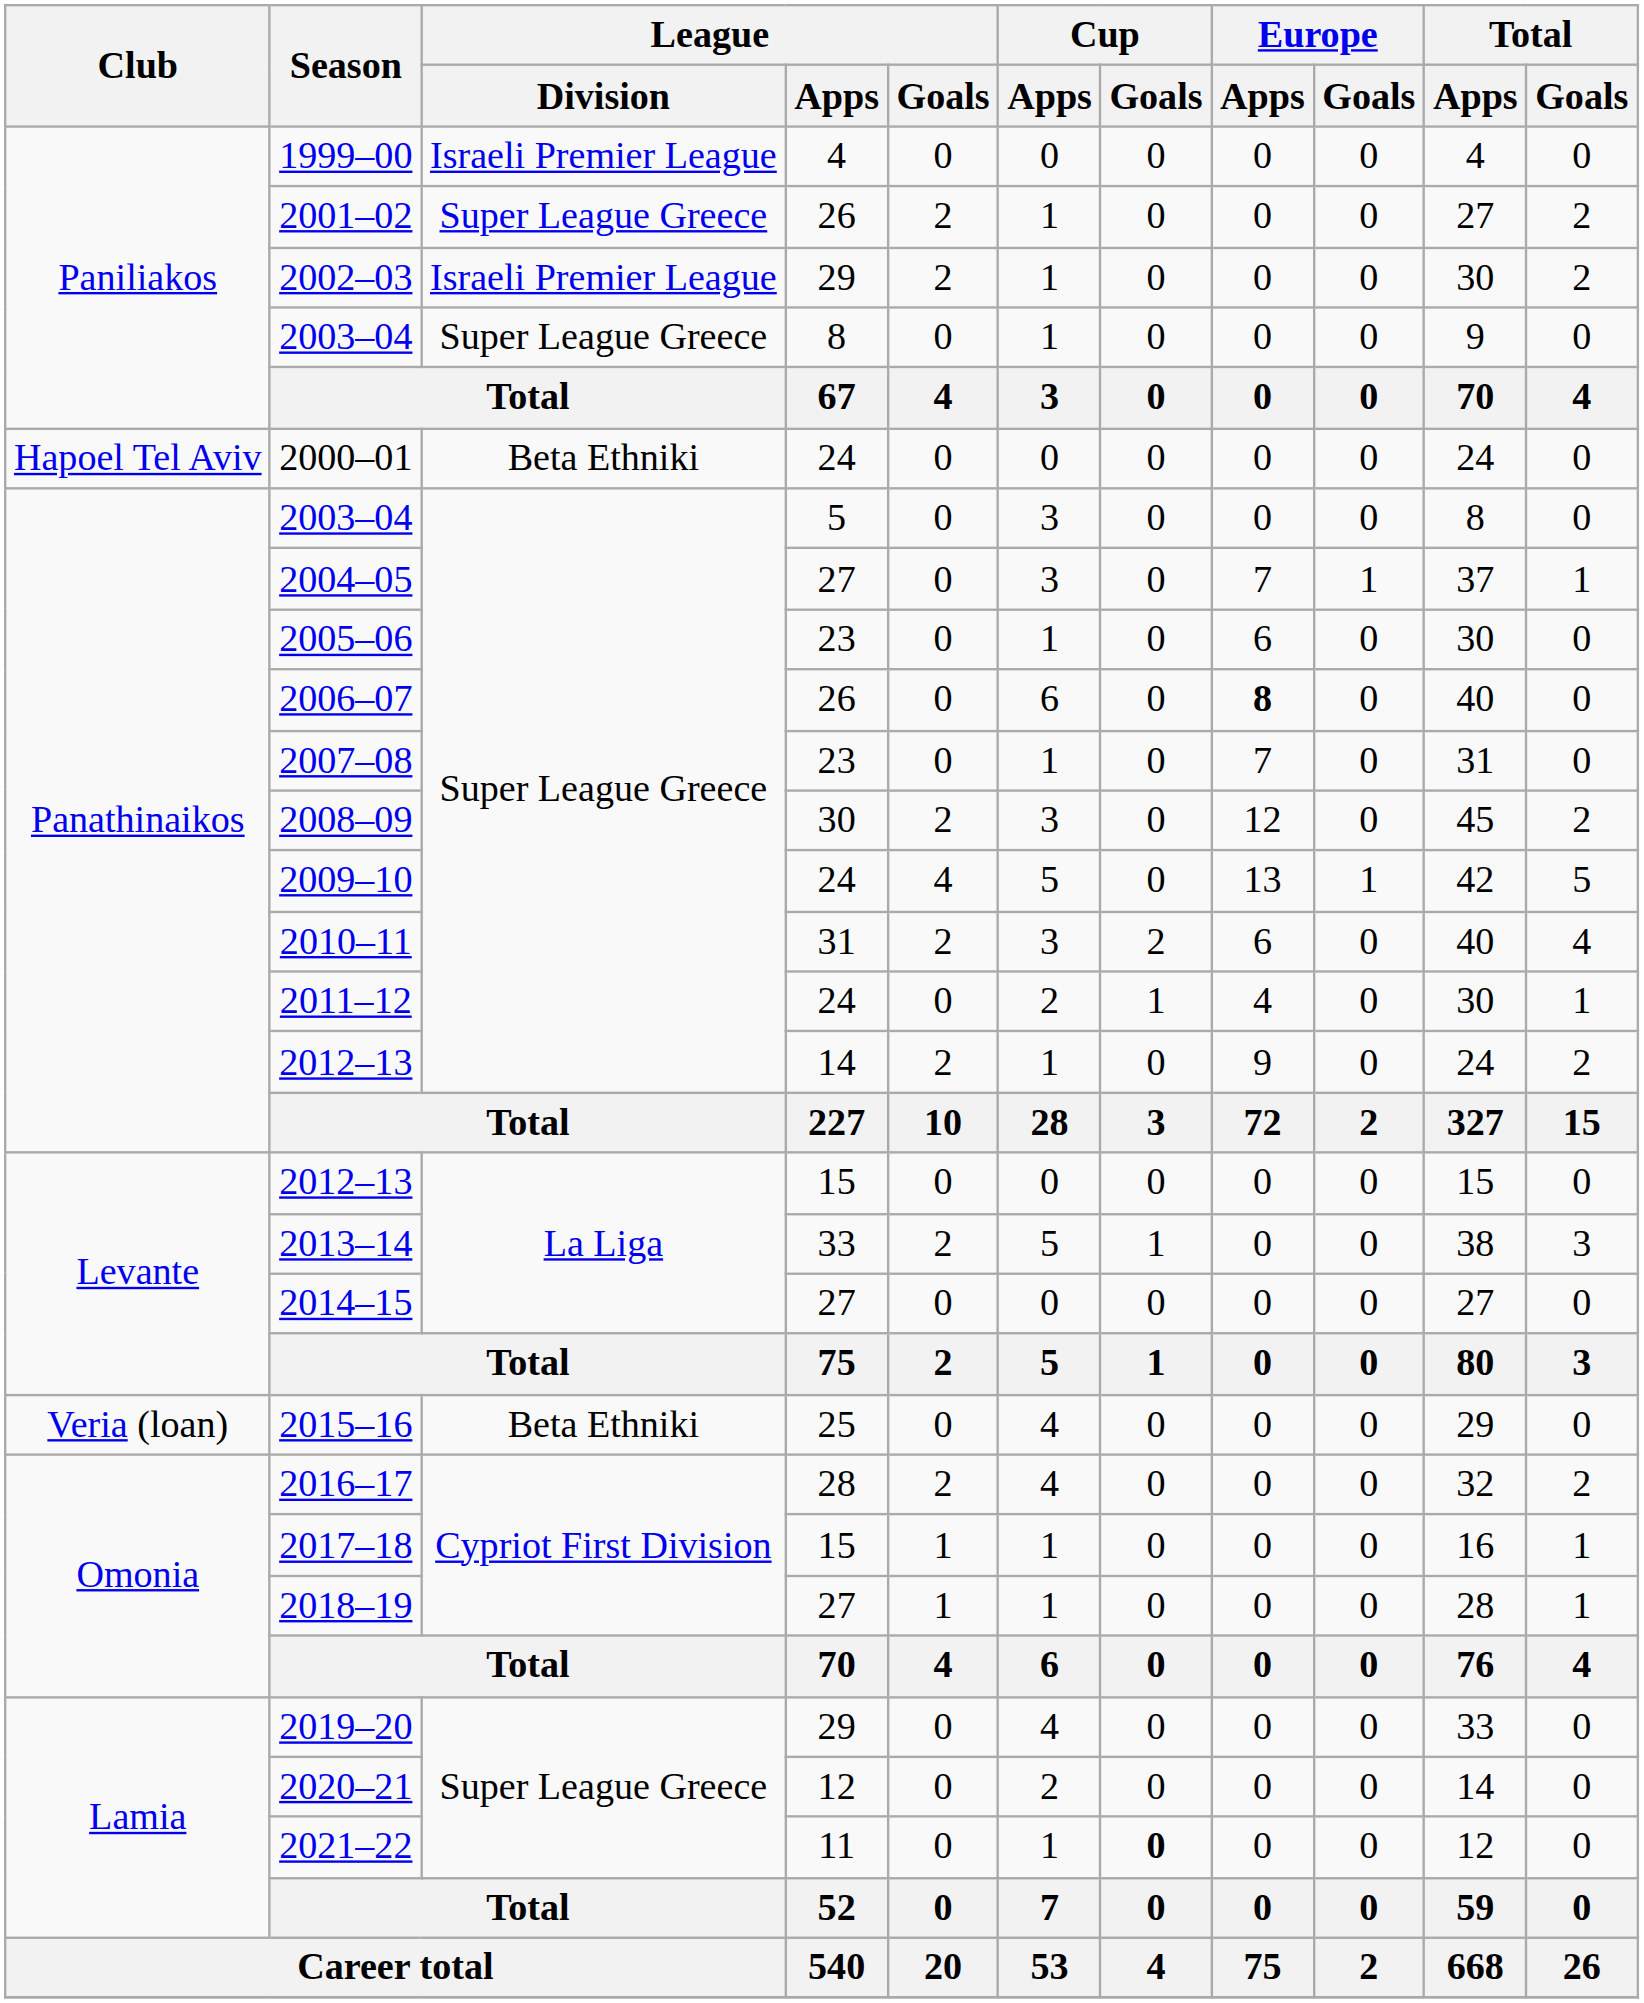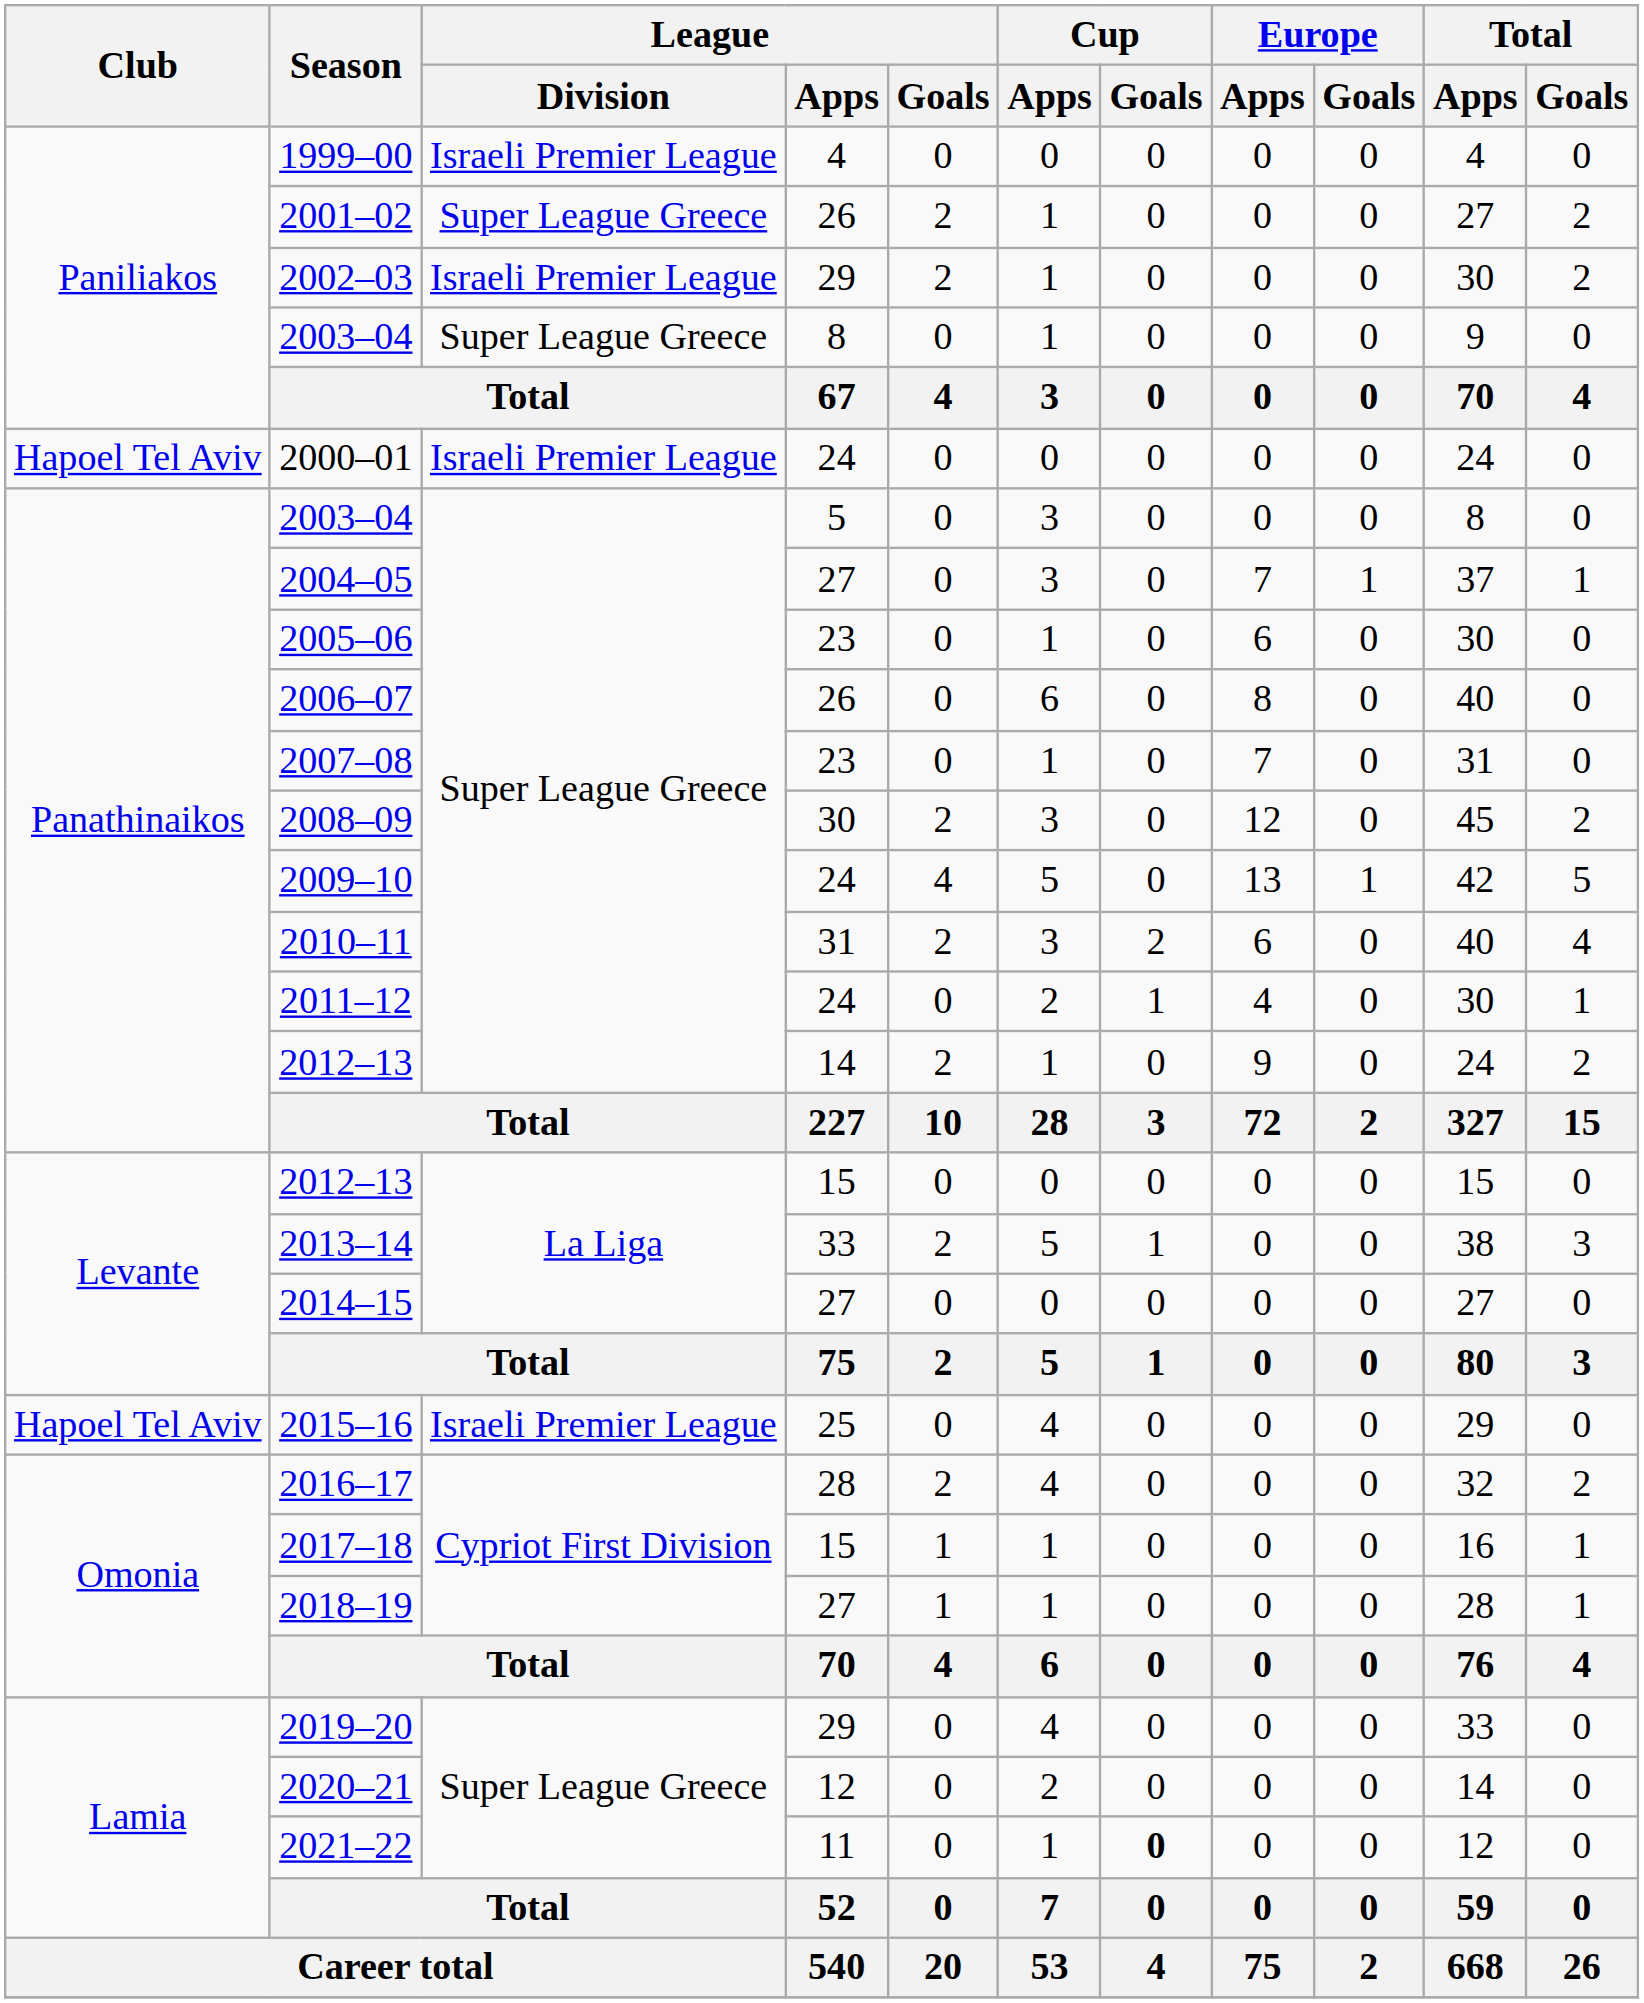(603, 457) Beta Ethniki -> (603, 457) Israeli Premier League
(1262, 699) bold -> (1262, 699) normal
(138, 1423) Veria (loan) -> (138, 1423) Hapoel Tel Aviv
(603, 1423) Beta Ethniki -> (603, 1423) Israeli Premier League
